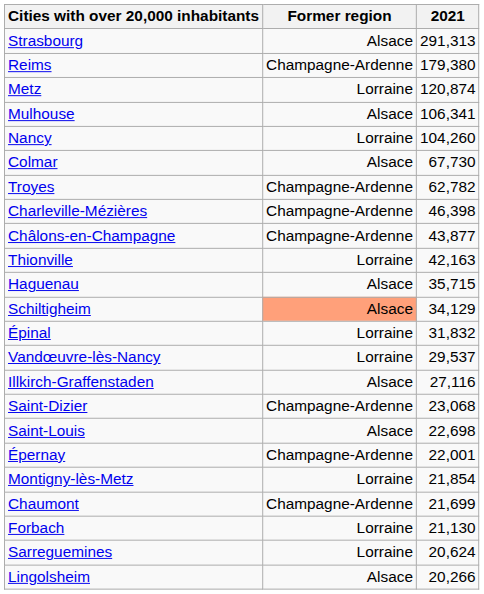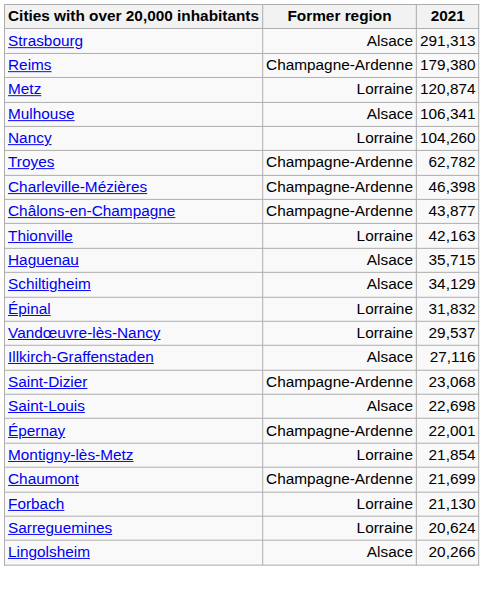- row: (33, 162)
(390, 308) lightsalmon background -> (390, 284) no background
